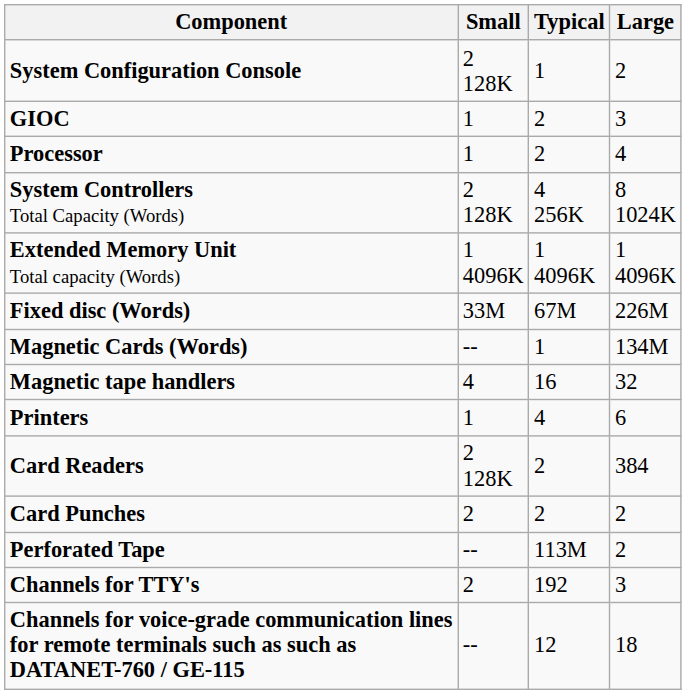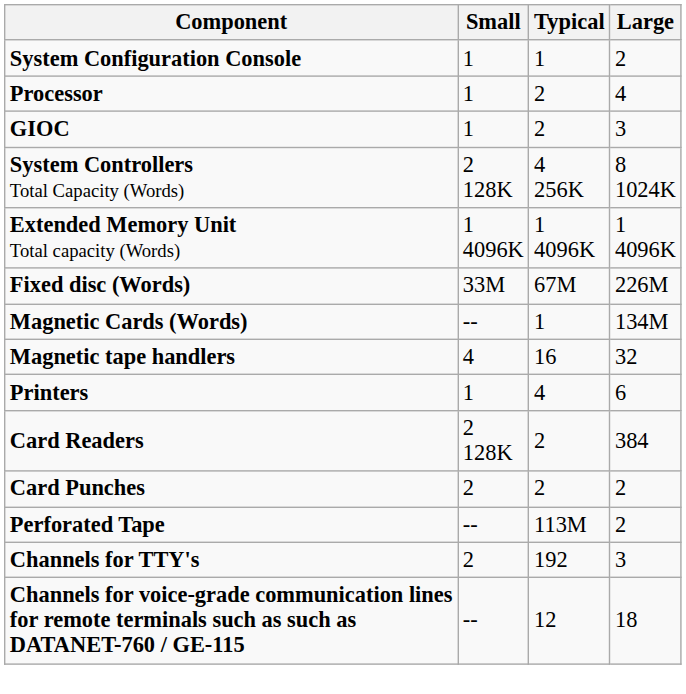(488, 70) 2 128K -> (468, 57) 1
rows swapped: (56, 154) <-> (40, 118)
